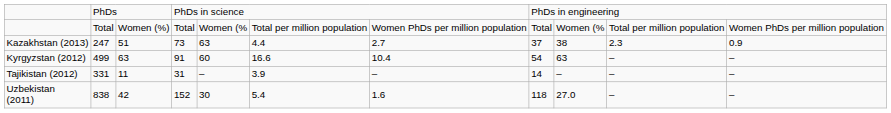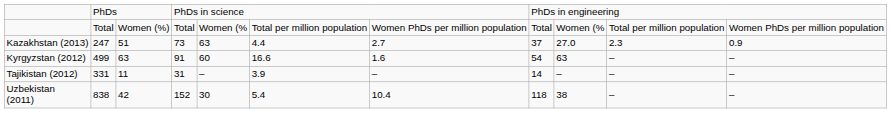(562, 43) 38 -> (566, 43) 27.0
(381, 58) 10.4 -> (379, 58) 1.6
(379, 95) 1.6 -> (381, 95) 10.4
(566, 95) 27.0 -> (562, 95) 38
